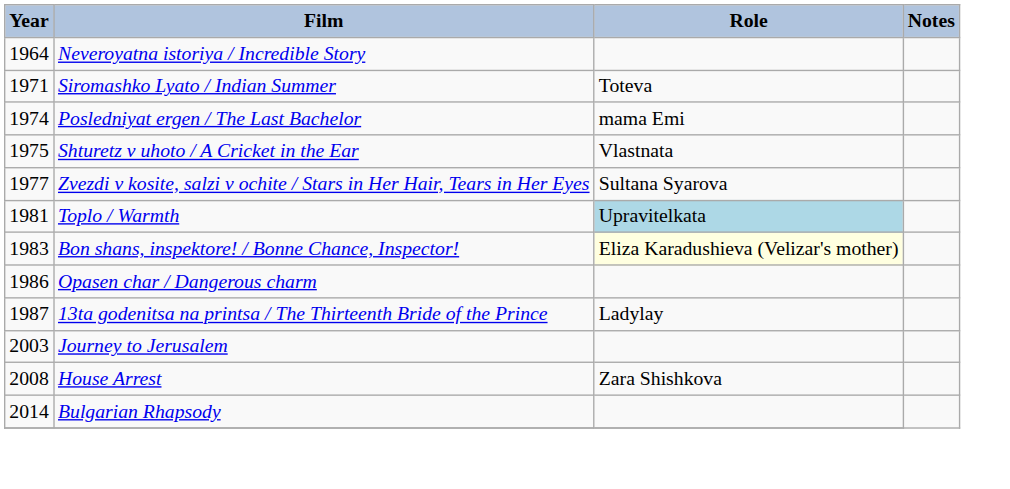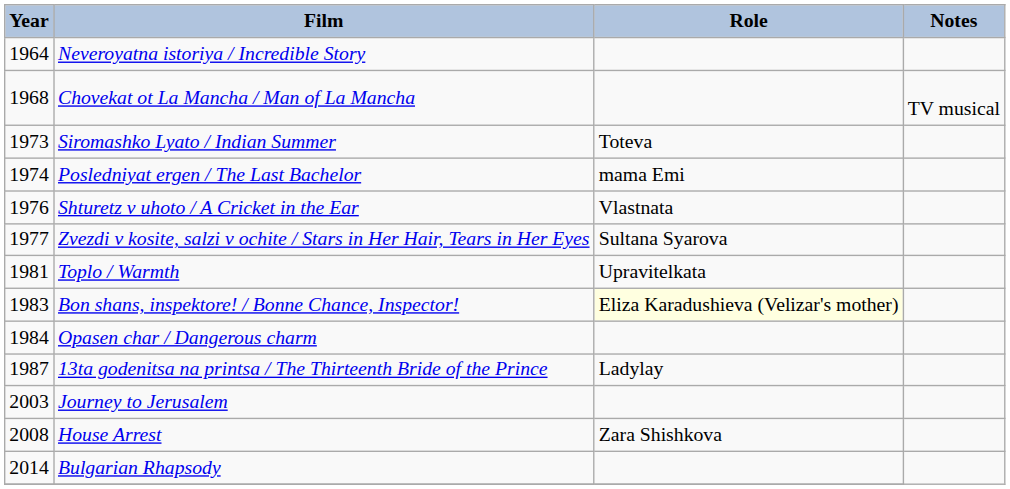+ row: (237, 97)
(29, 86) 1971 -> (29, 142) 1973
(29, 151) 1975 -> (29, 207) 1976
(652, 216) lightblue background -> (652, 272) no background
(29, 281) 1986 -> (29, 337) 1984
